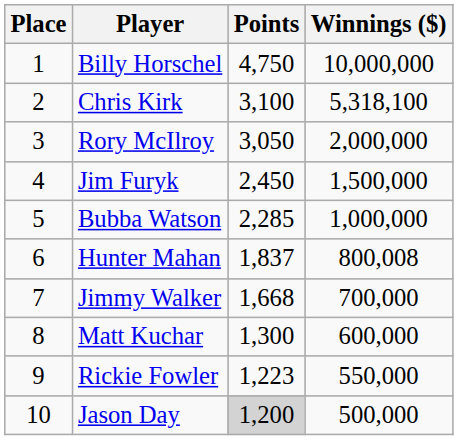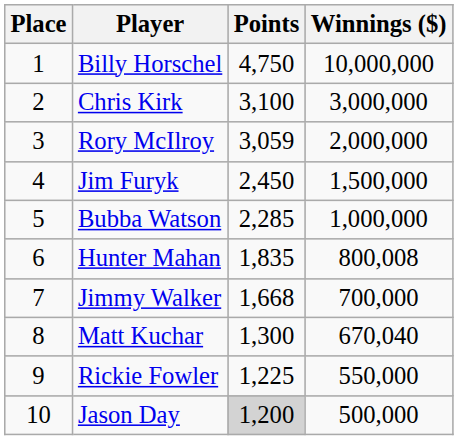(379, 102) 5,318,100 -> (379, 102) 3,000,000
(266, 141) 3,050 -> (266, 141) 3,059
(266, 258) 1,837 -> (266, 258) 1,835
(379, 336) 600,000 -> (379, 336) 670,040
(266, 375) 1,223 -> (266, 375) 1,225
